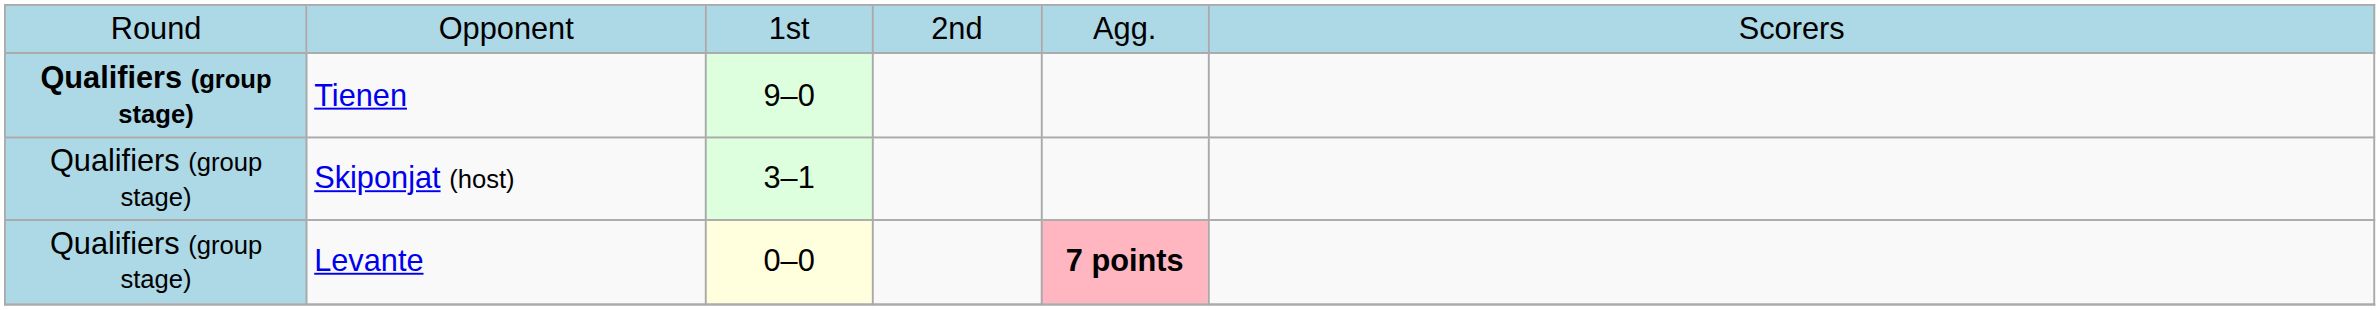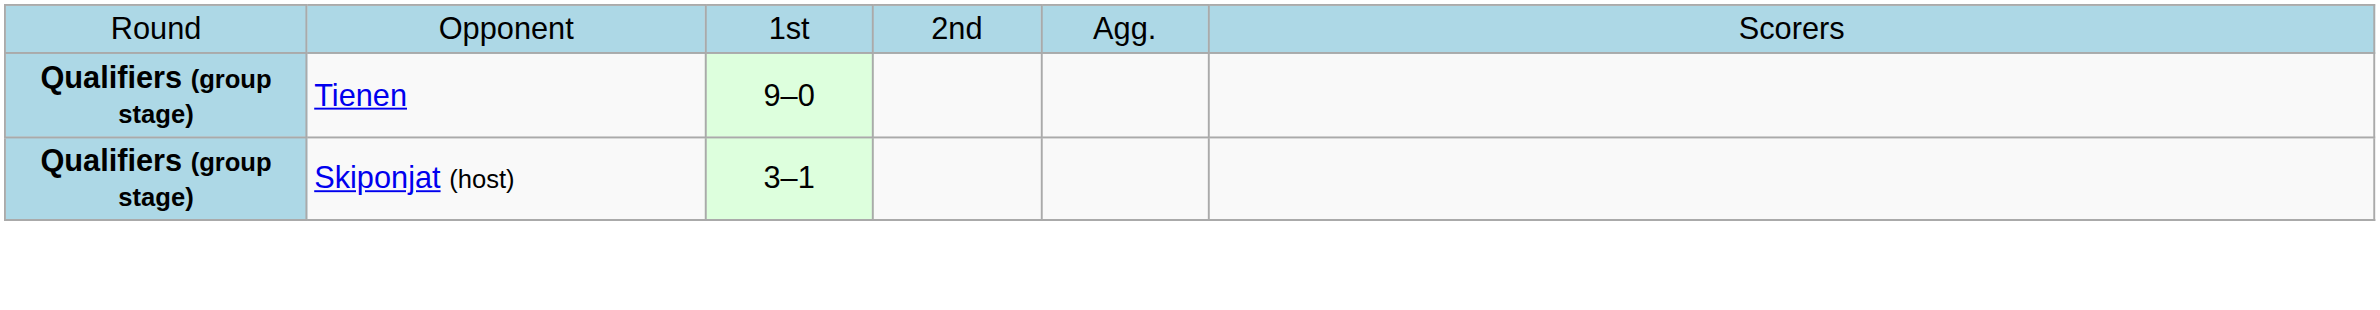(156, 178) normal -> (156, 178) bold
- row: (369, 261)
